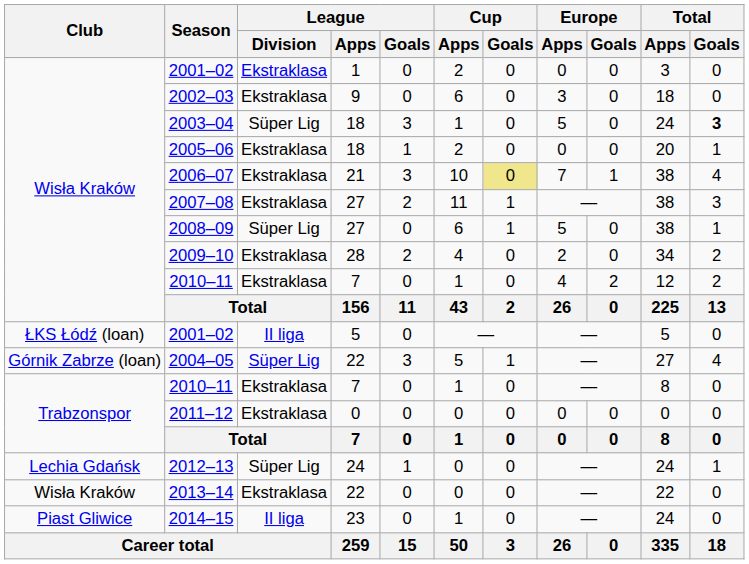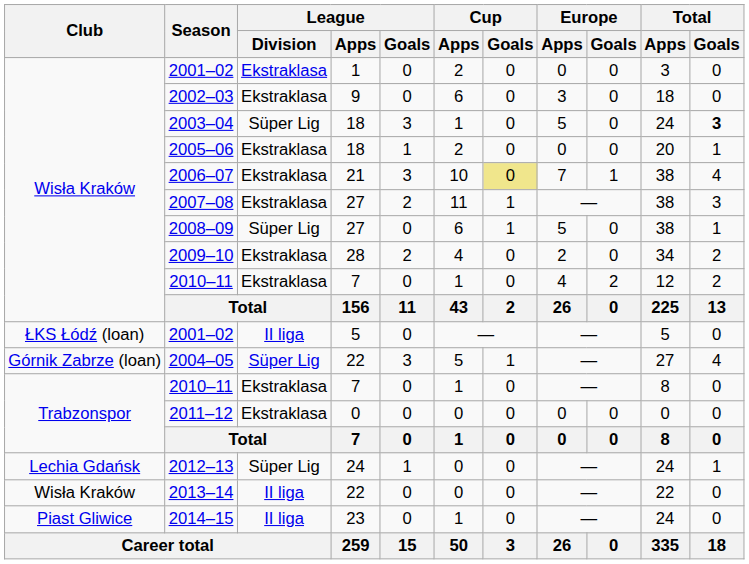(284, 492) Ekstraklasa -> (284, 492) II liga
